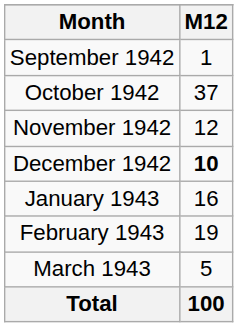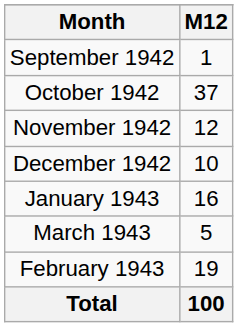(206, 163) bold -> (206, 163) normal
rows swapped: (92, 233) <-> (92, 269)
